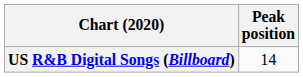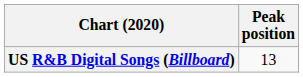(268, 59) 14 -> (268, 59) 13
